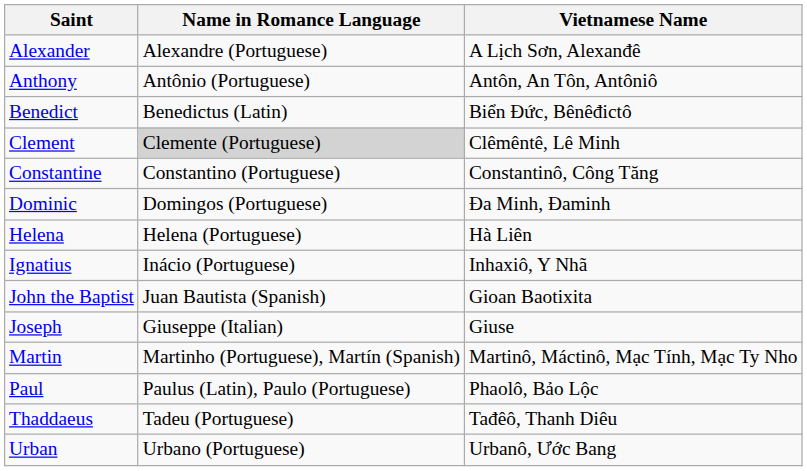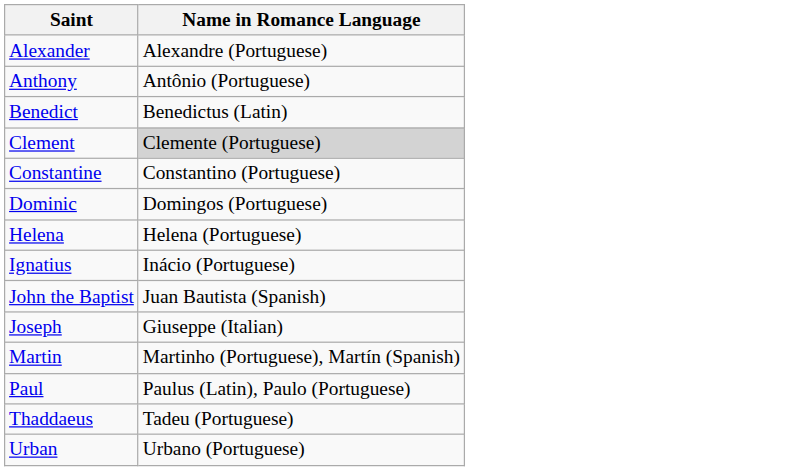- column: (633, 19)
